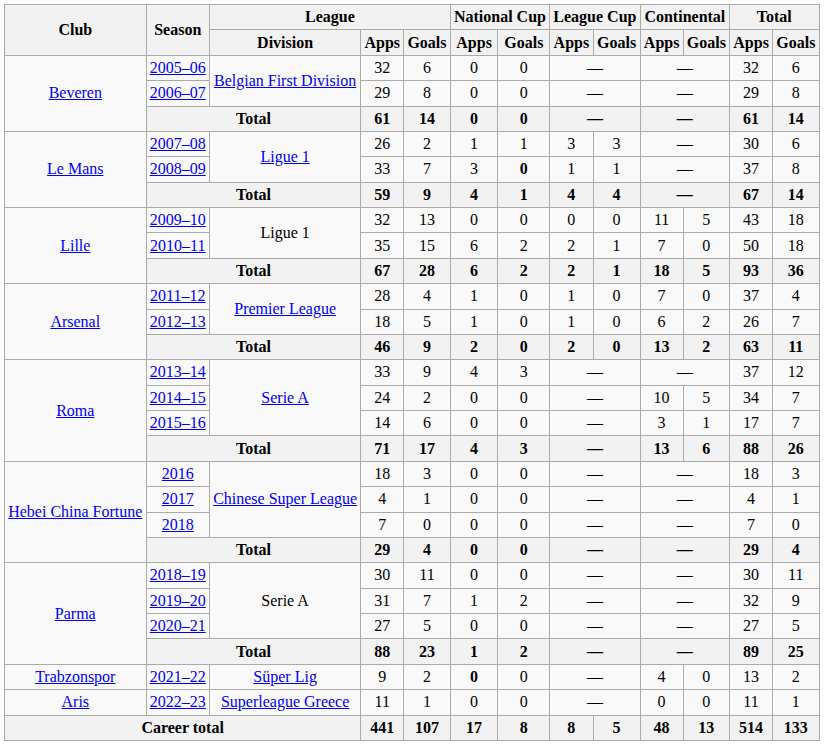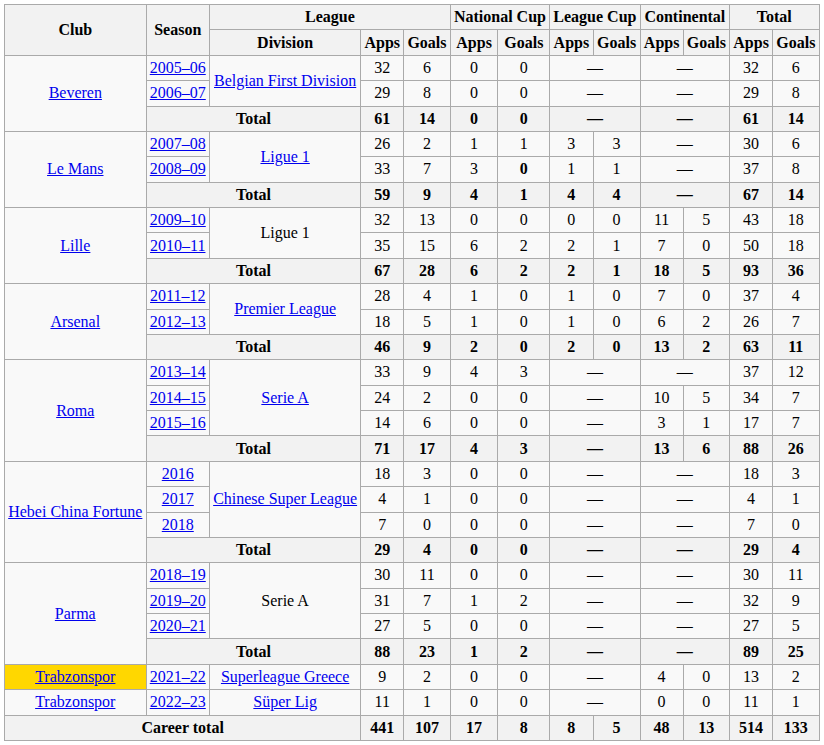(75, 676) no background -> (75, 676) gold background
(285, 676) Süper Lig -> (285, 676) Superleague Greece
(474, 676) bold -> (474, 676) normal
(75, 702) Aris -> (75, 702) Trabzonspor
(285, 702) Superleague Greece -> (285, 702) Süper Lig
